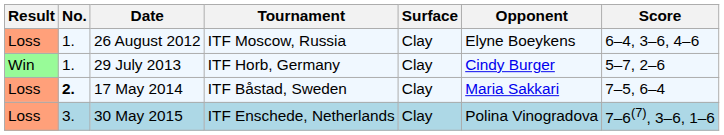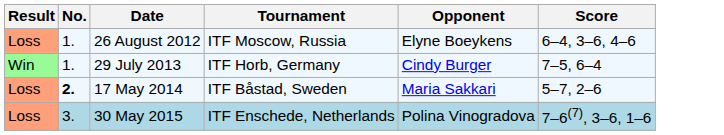- column: (430, 16)
(635, 65) 5–7, 2–6 -> (572, 65) 7–5, 6–4
(635, 89) 7–5, 6–4 -> (572, 89) 5–7, 2–6
